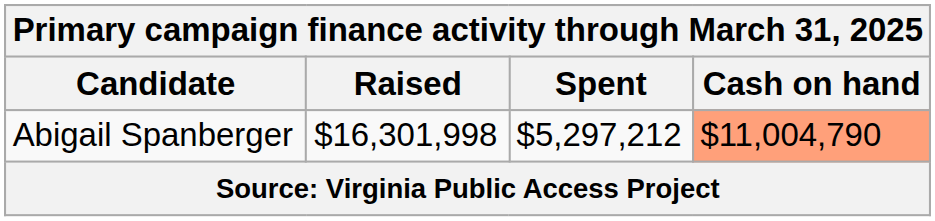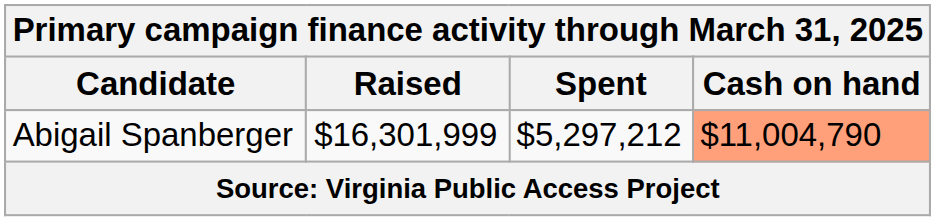(406, 135) $16,301,998 -> (406, 135) $16,301,999
